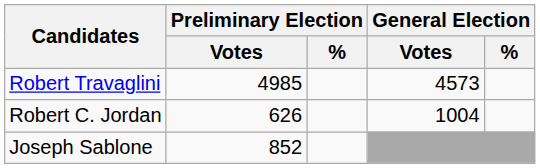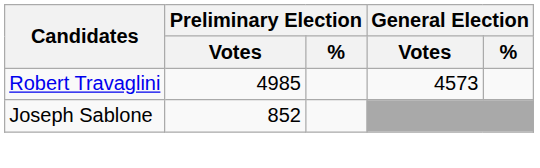- row: (85, 115)
